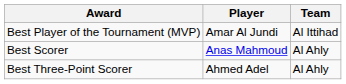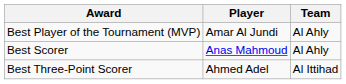(316, 32) Al Ittihad -> (311, 32) Al Ahly
(311, 69) Al Ahly -> (316, 69) Al Ittihad
